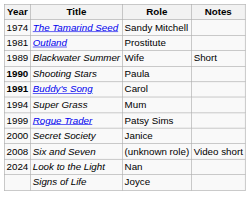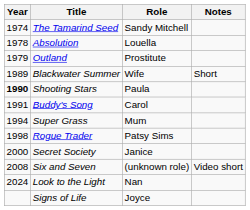+ row: (56, 43)
(17, 43) 1981 -> (17, 58) 1979
(17, 89) bold -> (17, 105) normal
(17, 120) 1999 -> (17, 136) 1998
